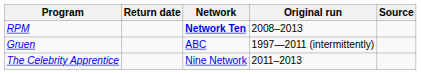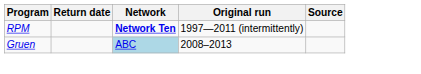(277, 28) 2008–2013 -> (242, 28) 1997—2011 (intermittently)
(196, 45) no background -> (126, 45) lightblue background
(313, 45) 1997—2011 (intermittently) -> (206, 45) 2008–2013
- row: (63, 61)
